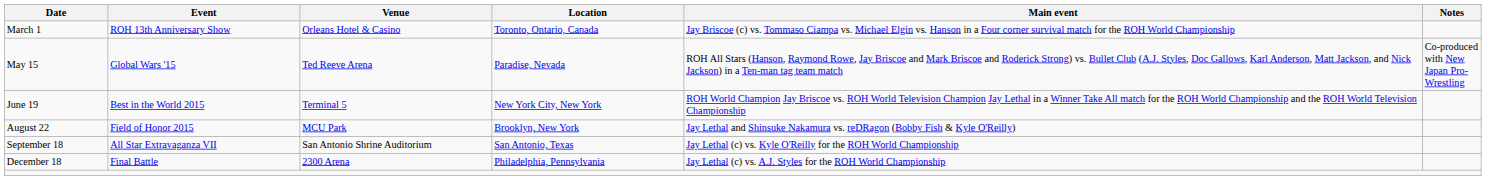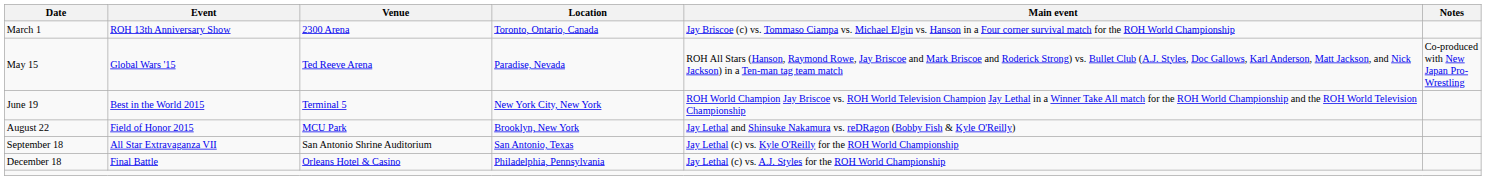(351, 29) Orleans Hotel & Casino -> (326, 29) 2300 Arena
(326, 161) 2300 Arena -> (351, 161) Orleans Hotel & Casino
